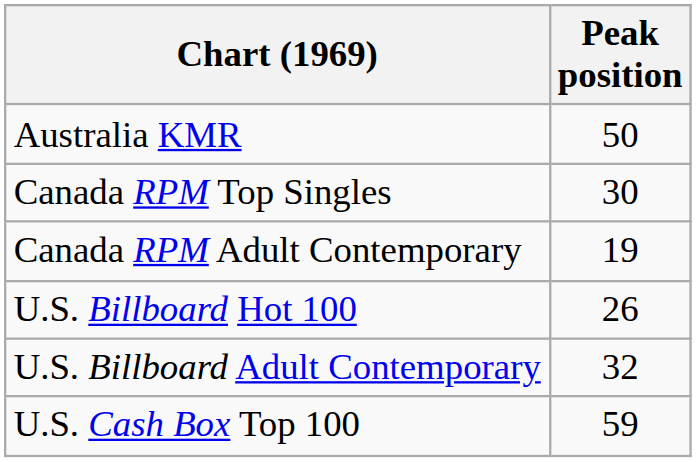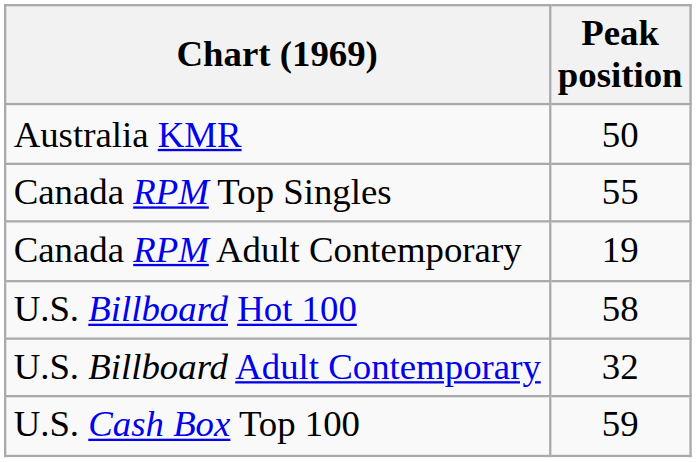(620, 191) 30 -> (620, 191) 55
(620, 308) 26 -> (620, 308) 58
